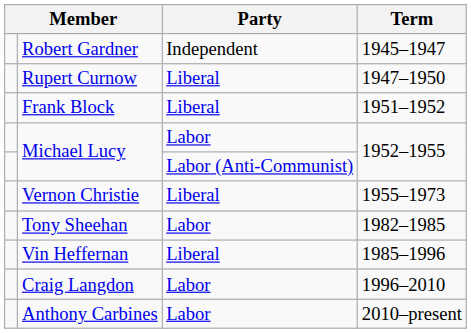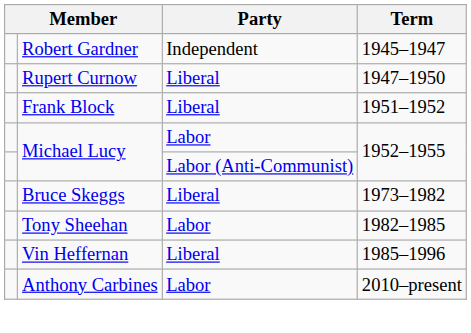- row: (81, 195)
+ row: (73, 195)
- row: (78, 284)
